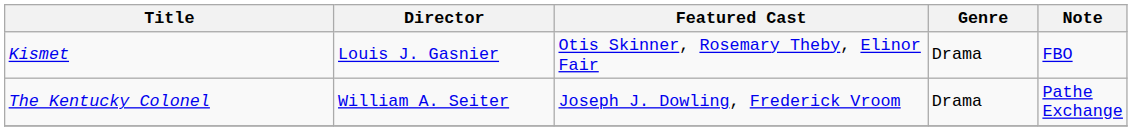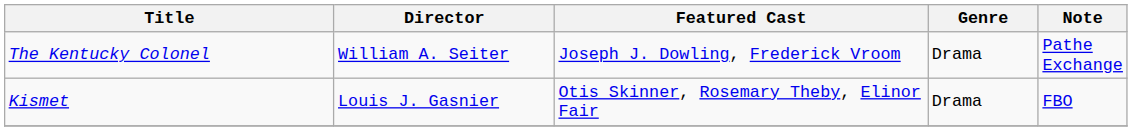rows swapped: (109, 102) <-> (39, 55)
